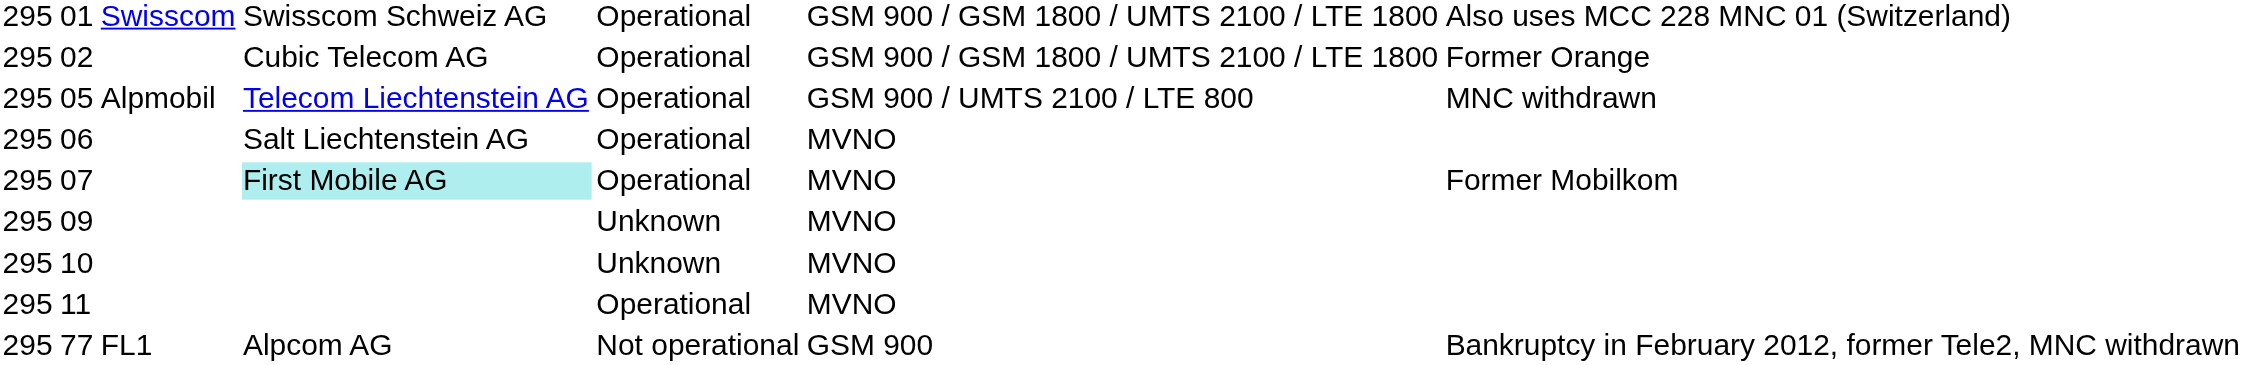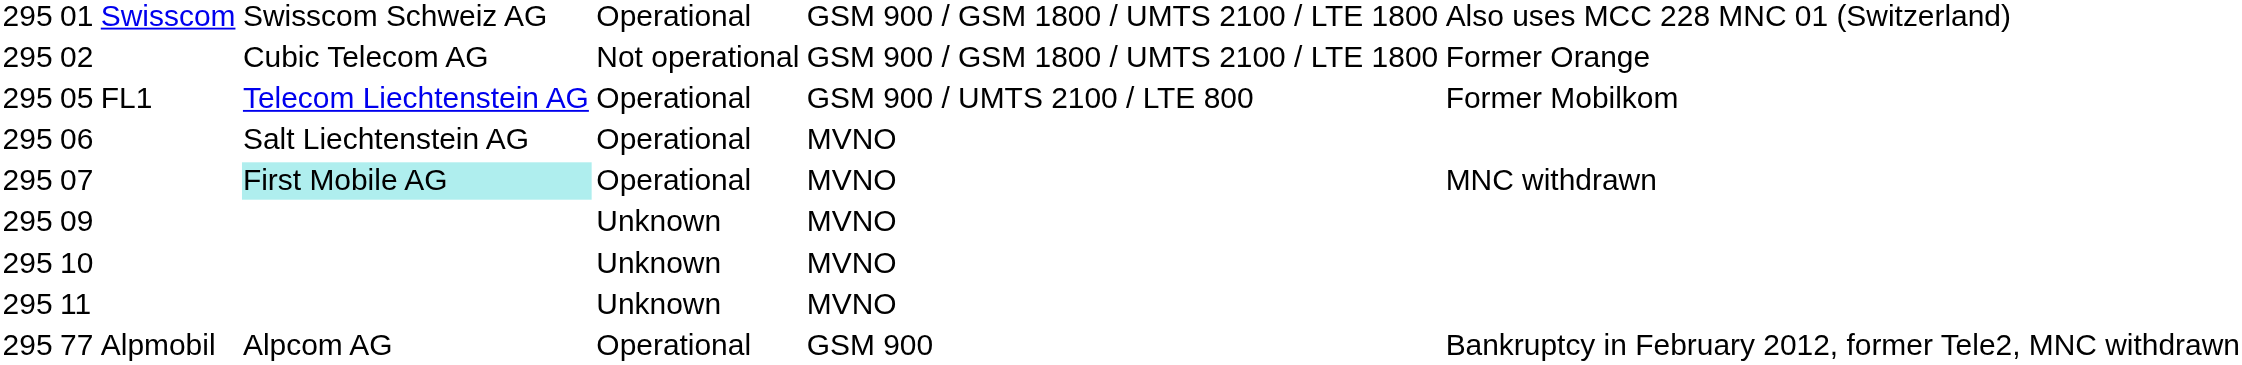(674, 57) Operational -> (698, 57) Not operational
(158, 98) Alpmobil -> (127, 98) FL1
(1551, 98) MNC withdrawn -> (1562, 98) Former Mobilkom
(1562, 180) Former Mobilkom -> (1551, 180) MNC withdrawn
(674, 303) Operational -> (659, 303) Unknown
(127, 345) FL1 -> (158, 345) Alpmobil
(698, 345) Not operational -> (674, 345) Operational
